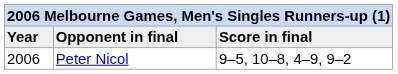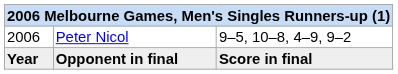rows swapped: (23, 37) <-> (24, 58)
